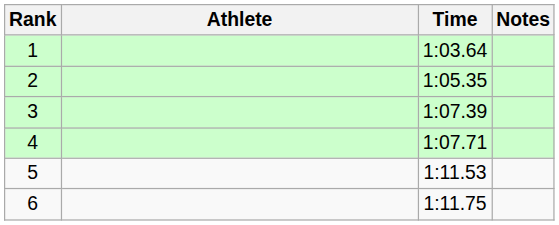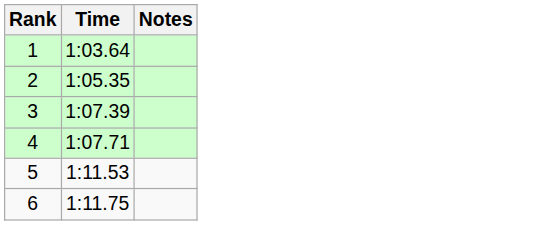- column: (240, 19)
